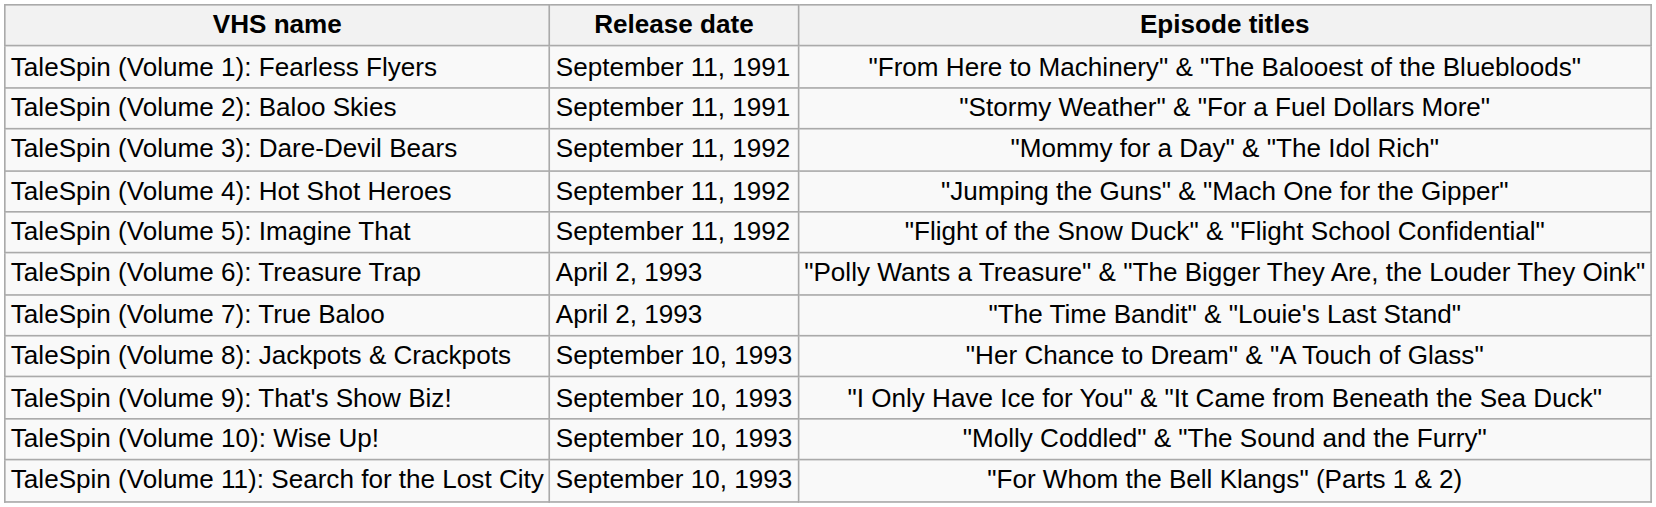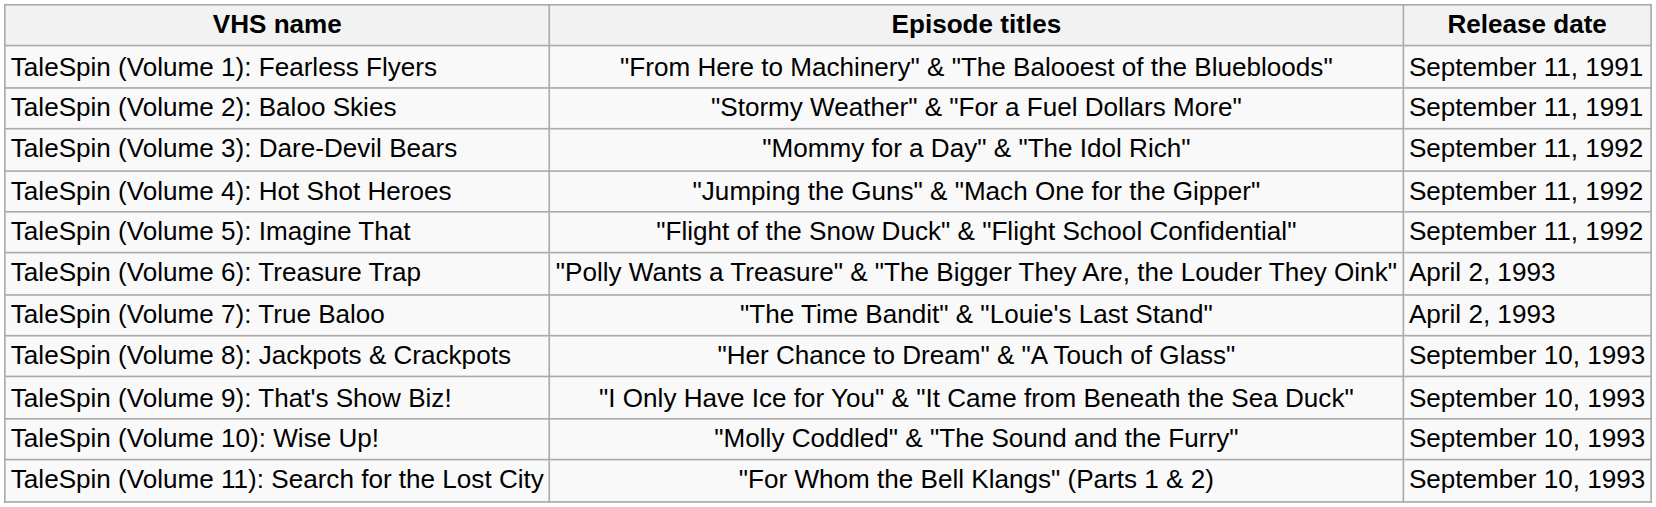columns swapped: (1225, 25) <-> (674, 25)
